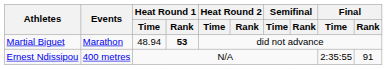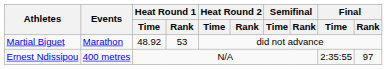(149, 42) 48.94 -> (149, 42) 48.92
(182, 42) bold -> (182, 42) normal
(368, 57) 91 -> (368, 57) 97
